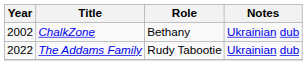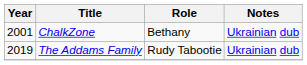(20, 32) 2002 -> (20, 32) 2001
(20, 50) 2022 -> (20, 50) 2019
